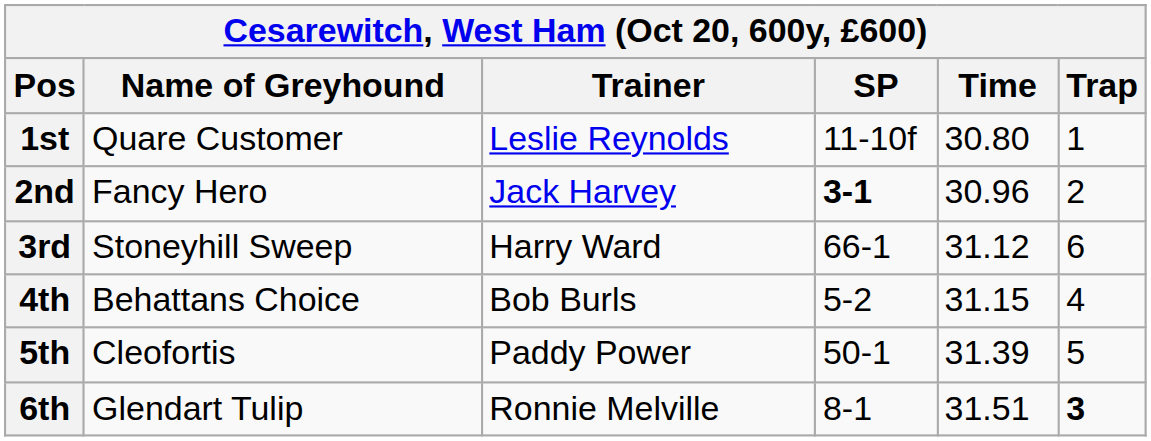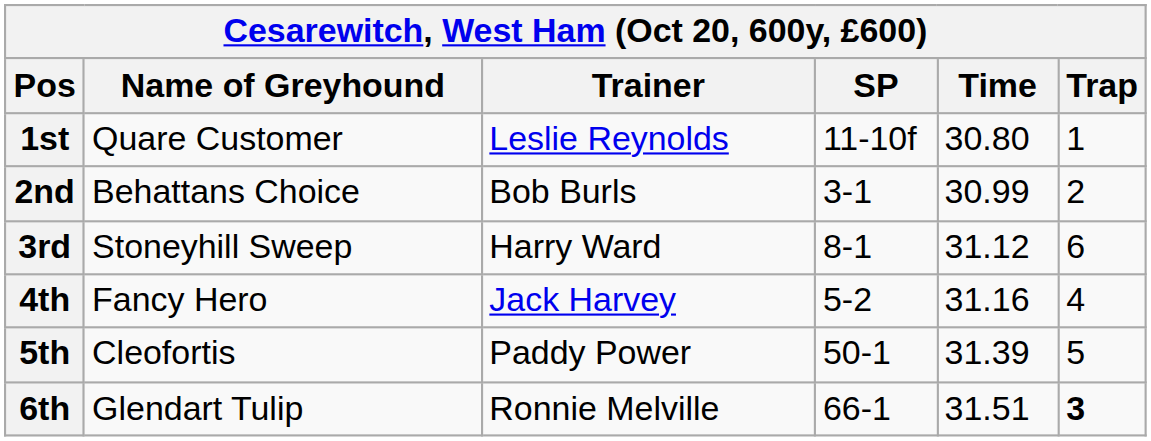(180, 192) Fancy Hero -> (226, 192) Behattans Choice
(583, 192) Jack Harvey -> (563, 192) Bob Burls
(847, 192) bold -> (847, 192) normal
(987, 192) 30.96 -> (987, 192) 30.99
(857, 246) 66-1 -> (847, 246) 8-1
(226, 300) Behattans Choice -> (180, 300) Fancy Hero
(563, 300) Bob Burls -> (583, 300) Jack Harvey
(987, 300) 31.15 -> (987, 300) 31.16
(847, 407) 8-1 -> (857, 407) 66-1
